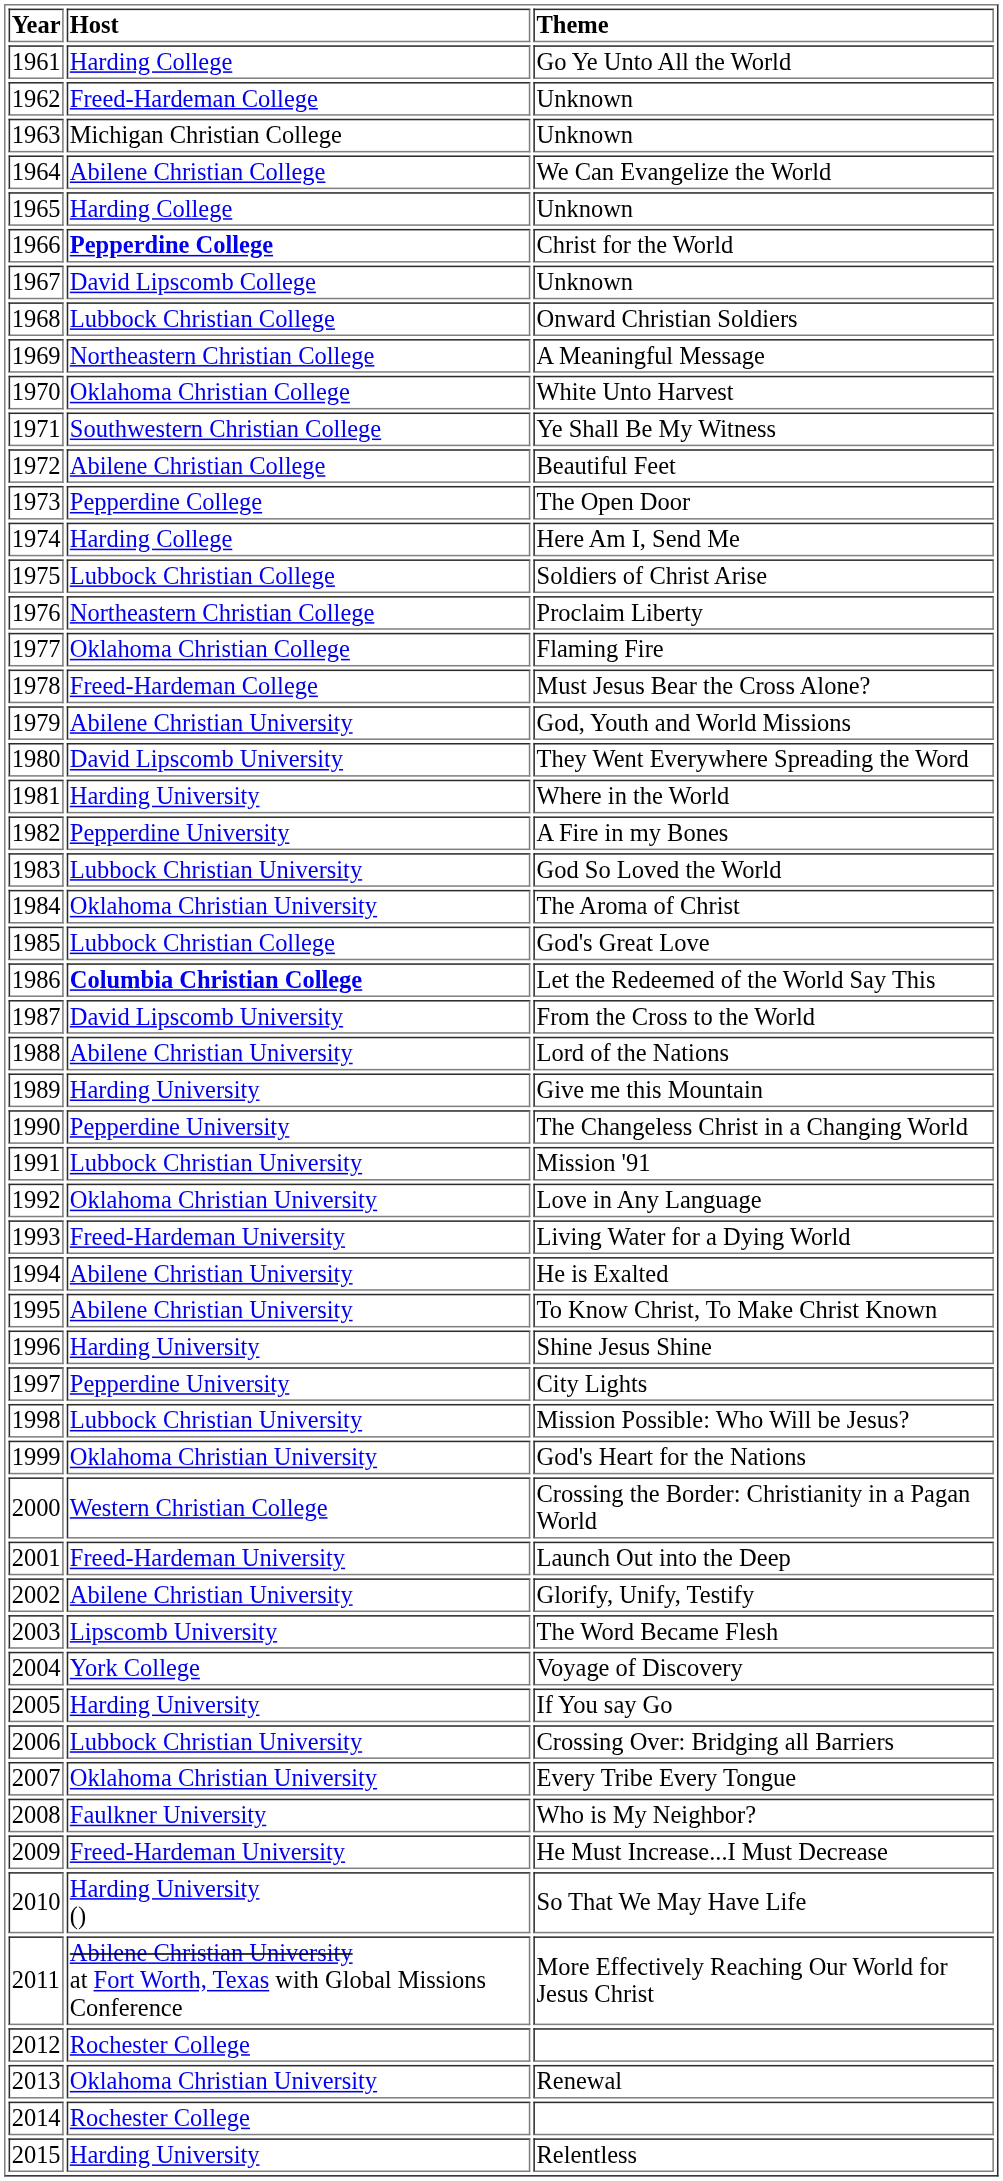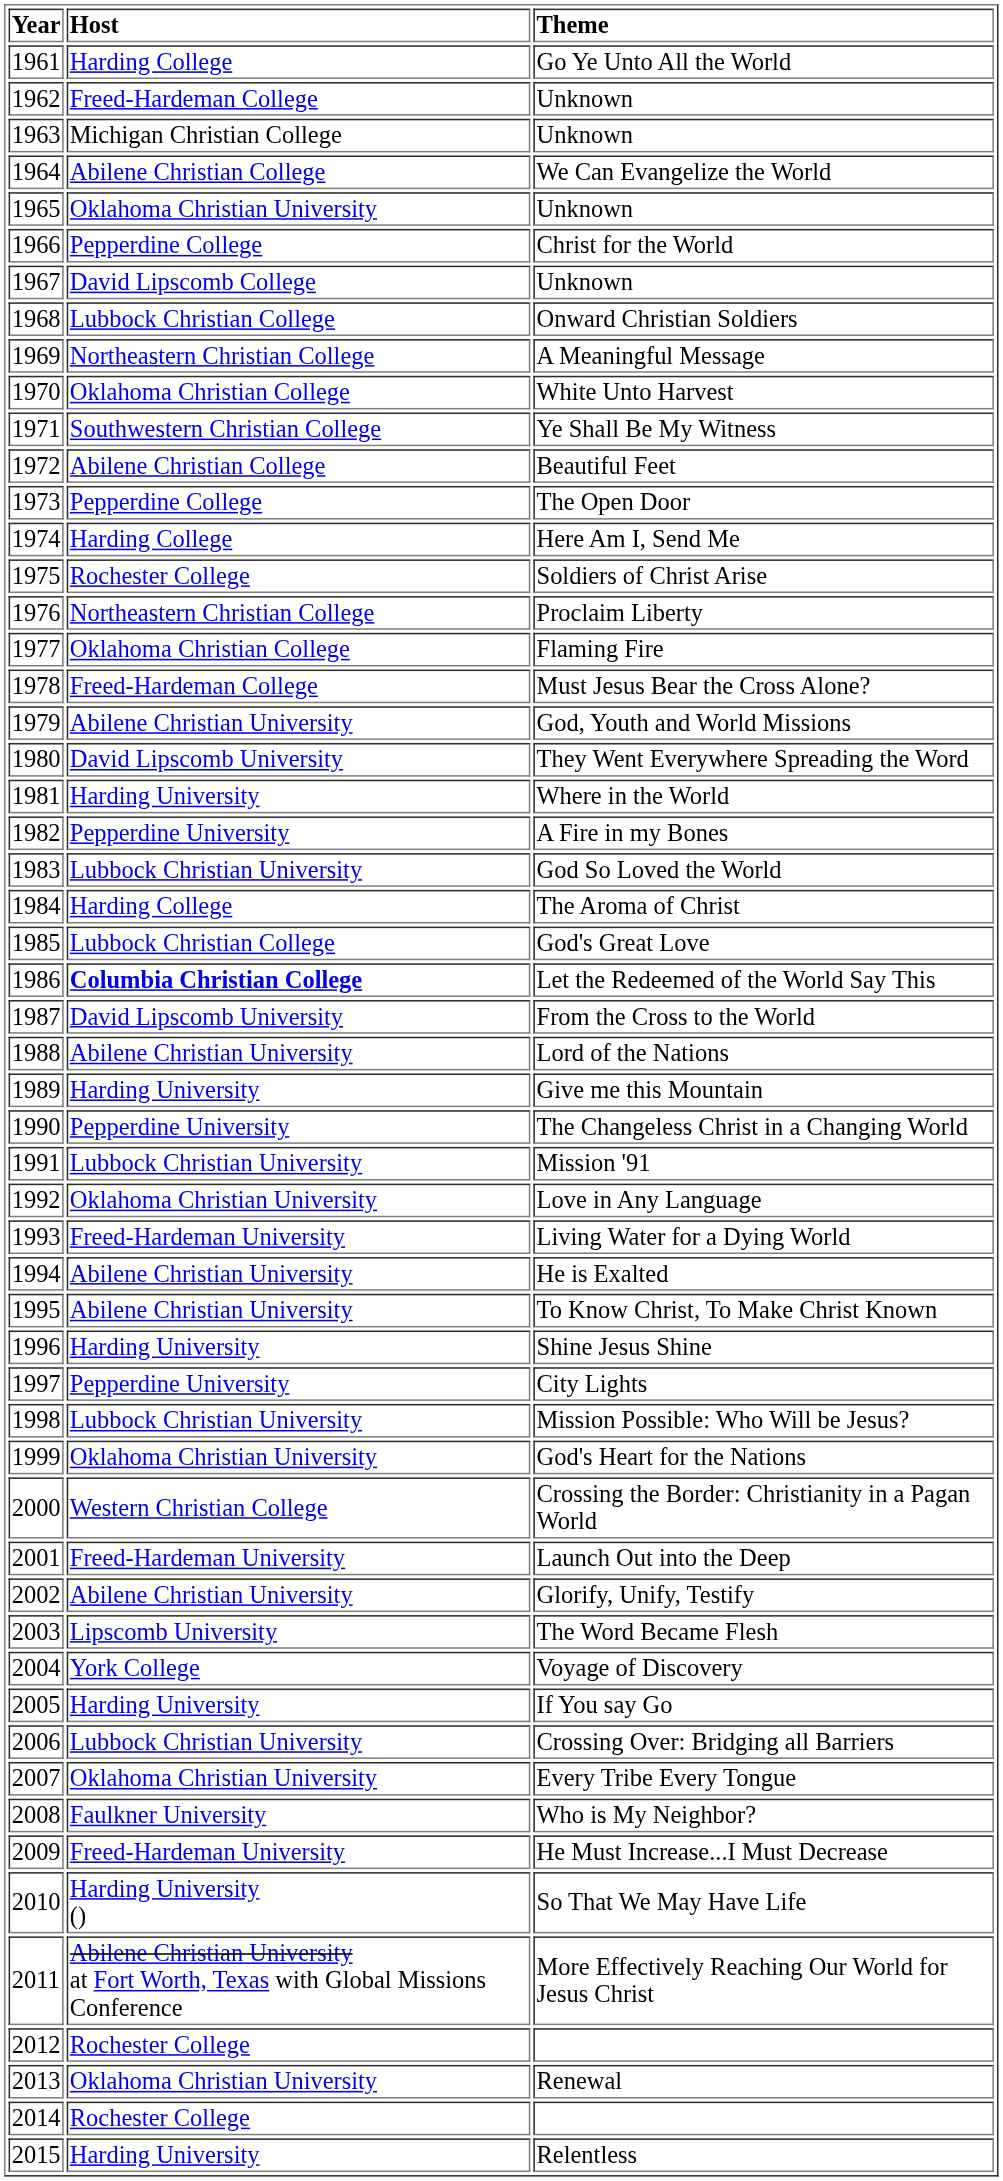(151, 208) Harding College -> (223, 208) Oklahoma Christian University
(171, 245) bold -> (166, 245) normal
(202, 575) Lubbock Christian College -> (160, 575) Rochester College
(223, 906) Oklahoma Christian University -> (151, 906) Harding College
